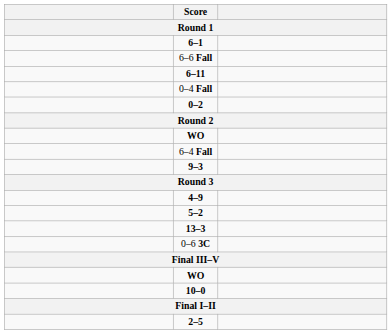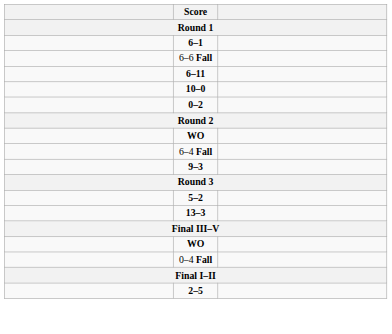rows swapped: (89, 291) <-> (89, 89)
- row: (89, 198)
- row: (89, 244)
